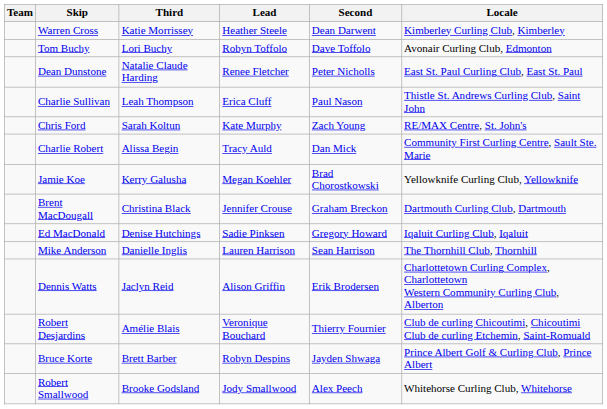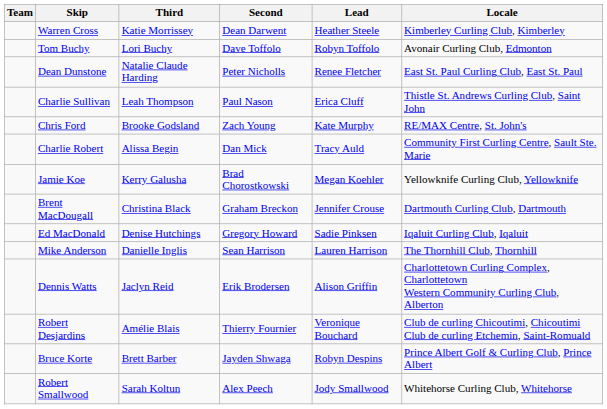columns swapped: (355, 13) <-> (265, 13)
(151, 125) Sarah Koltun -> (160, 125) Brooke Godsland
(160, 388) Brooke Godsland -> (151, 388) Sarah Koltun
